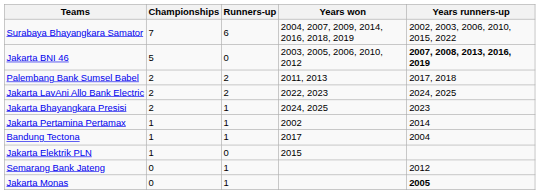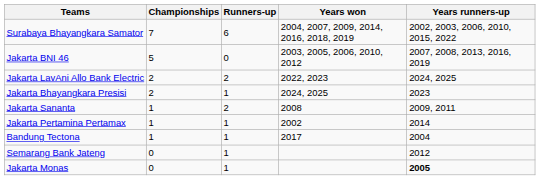(460, 58) bold -> (460, 58) normal
- row: (73, 78)
+ row: (41, 108)
- row: (49, 152)
